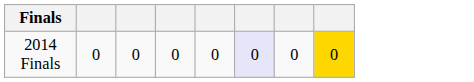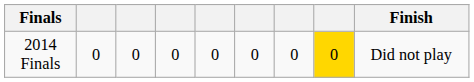+ column: (411, 18)
(255, 54) lavender background -> (255, 54) no background
